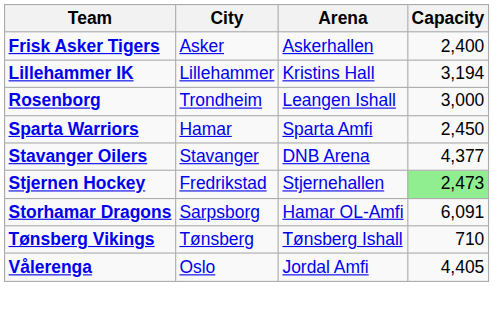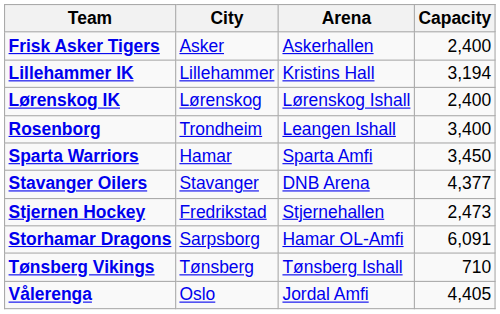+ row: (64, 101)
(462, 101) 3,000 -> (469, 128) 3,400
(462, 128) 2,450 -> (469, 156) 3,450
(462, 184) lightgreen background -> (469, 211) no background
